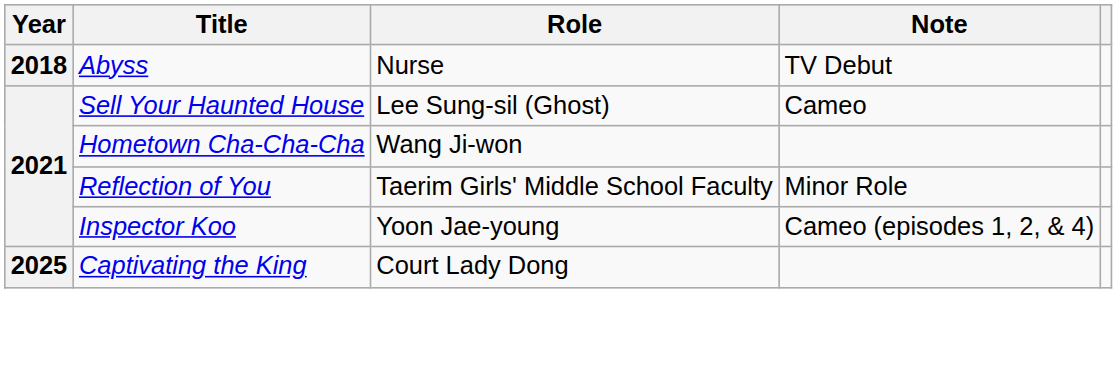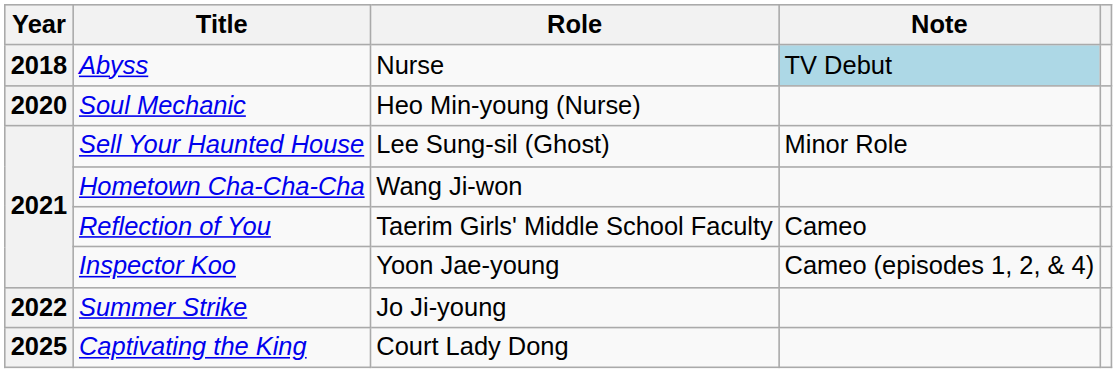(838, 65) no background -> (838, 65) lightblue background
+ row: (162, 105)
(826, 105) Cameo -> (846, 145) Minor Role
(846, 186) Minor Role -> (826, 226) Cameo
+ row: (163, 307)
